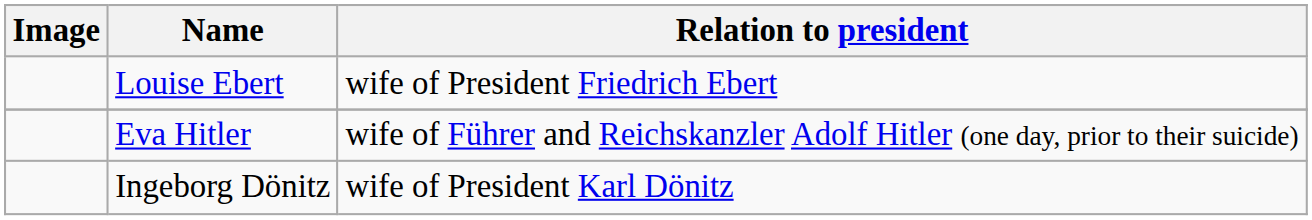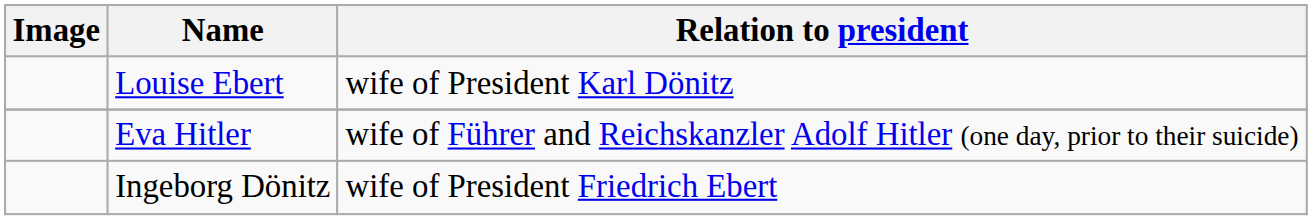(561, 82) wife of President Friedrich Ebert -> (540, 82) wife of President Karl Dönitz
(540, 186) wife of President Karl Dönitz -> (561, 186) wife of President Friedrich Ebert
